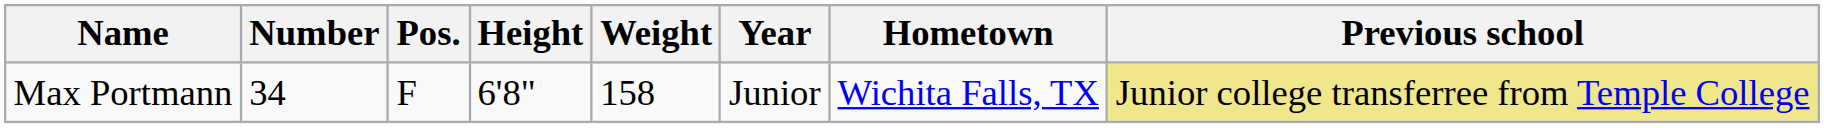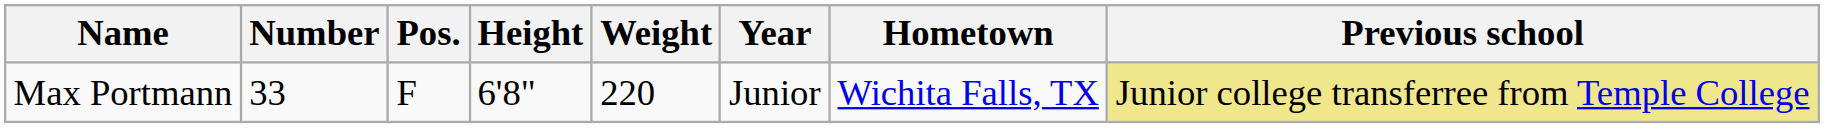(268, 91) 34 -> (268, 91) 33
(628, 91) 158 -> (628, 91) 220
